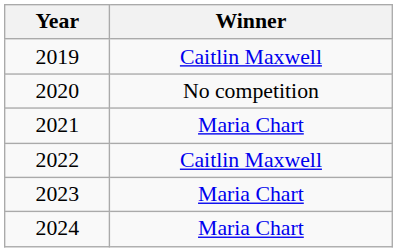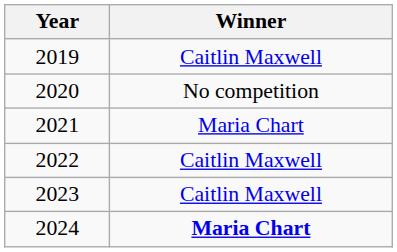(251, 194) Maria Chart -> (251, 194) Caitlin Maxwell
(251, 228) normal -> (251, 228) bold
